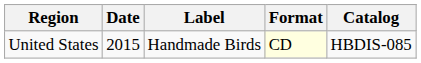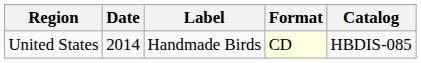(123, 44) 2015 -> (123, 44) 2014
